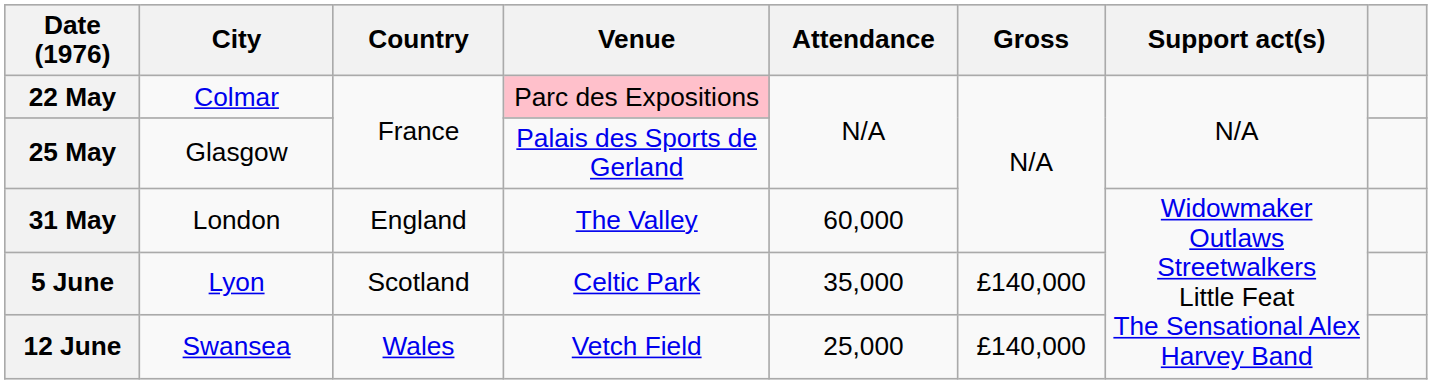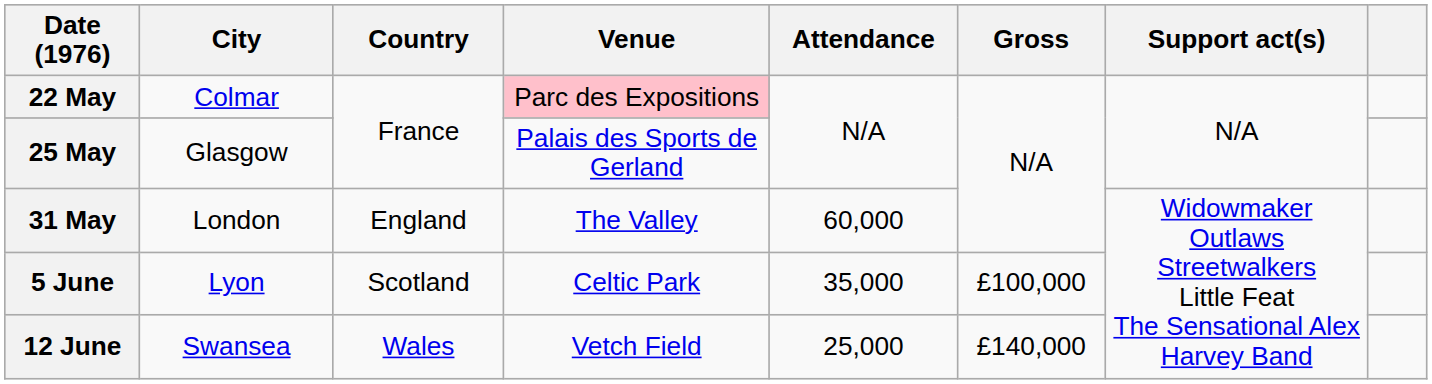(1031, 282) £140,000 -> (1031, 282) £100,000
